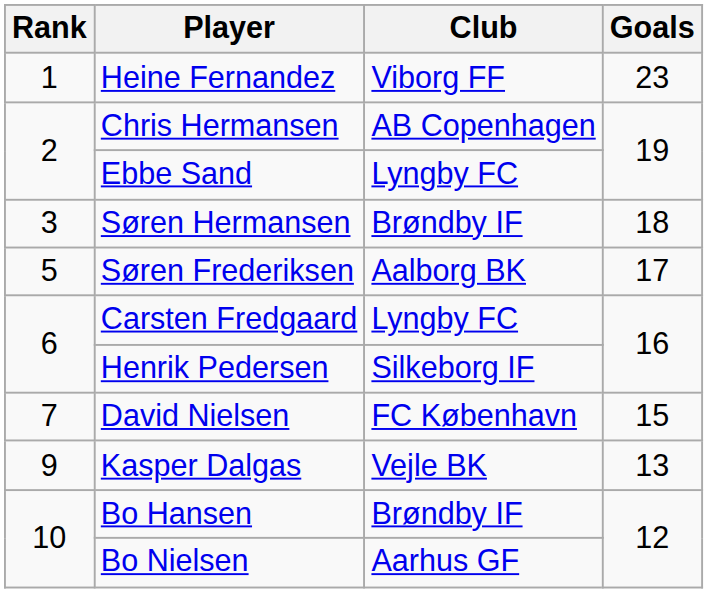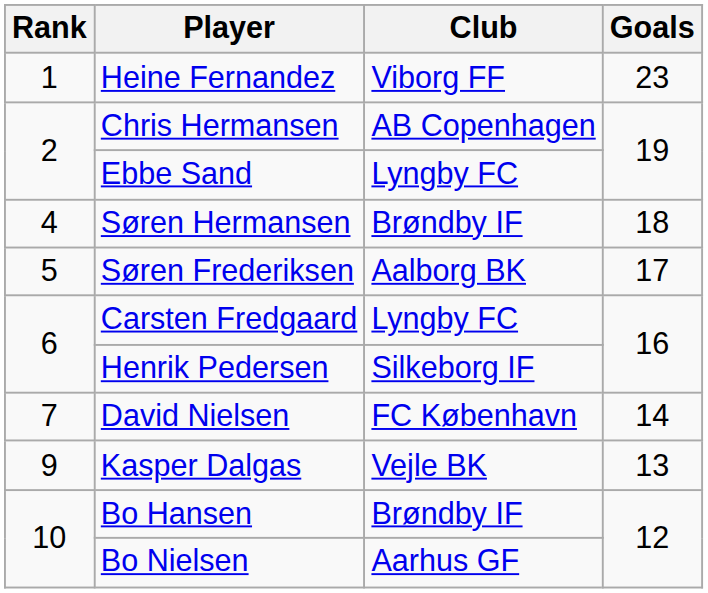(49, 222) 3 -> (49, 222) 4
(652, 416) 15 -> (652, 416) 14
